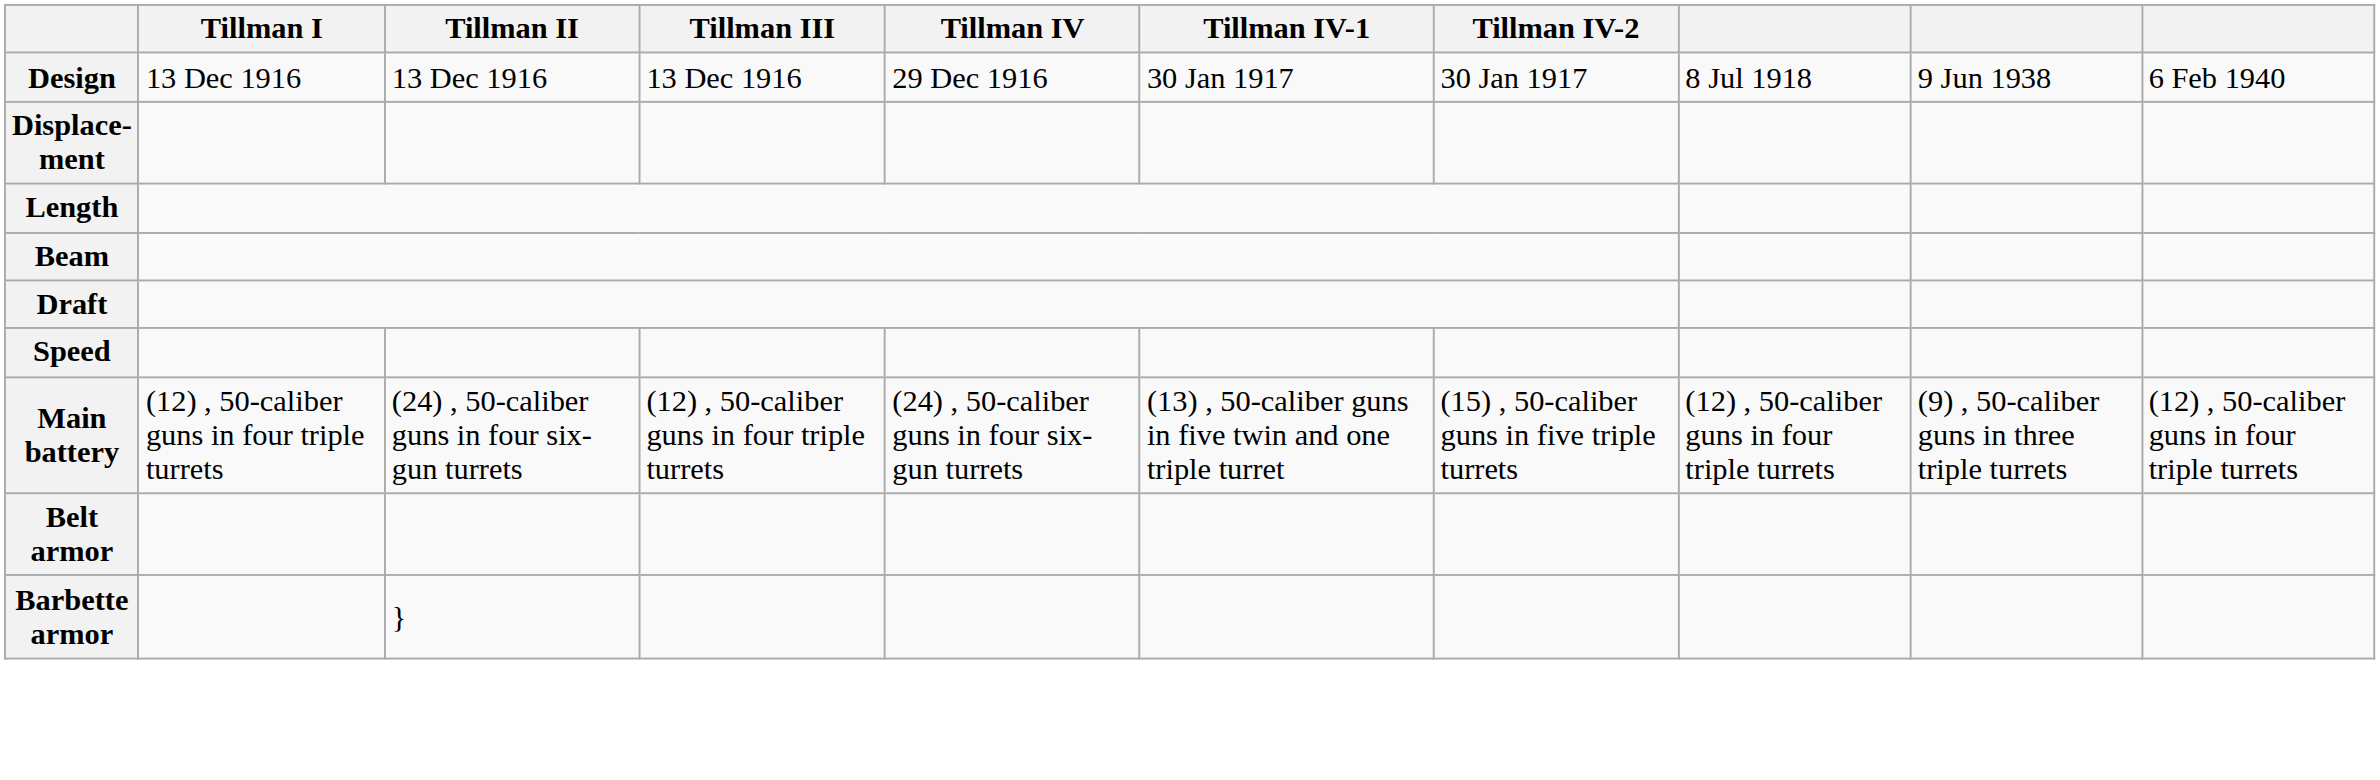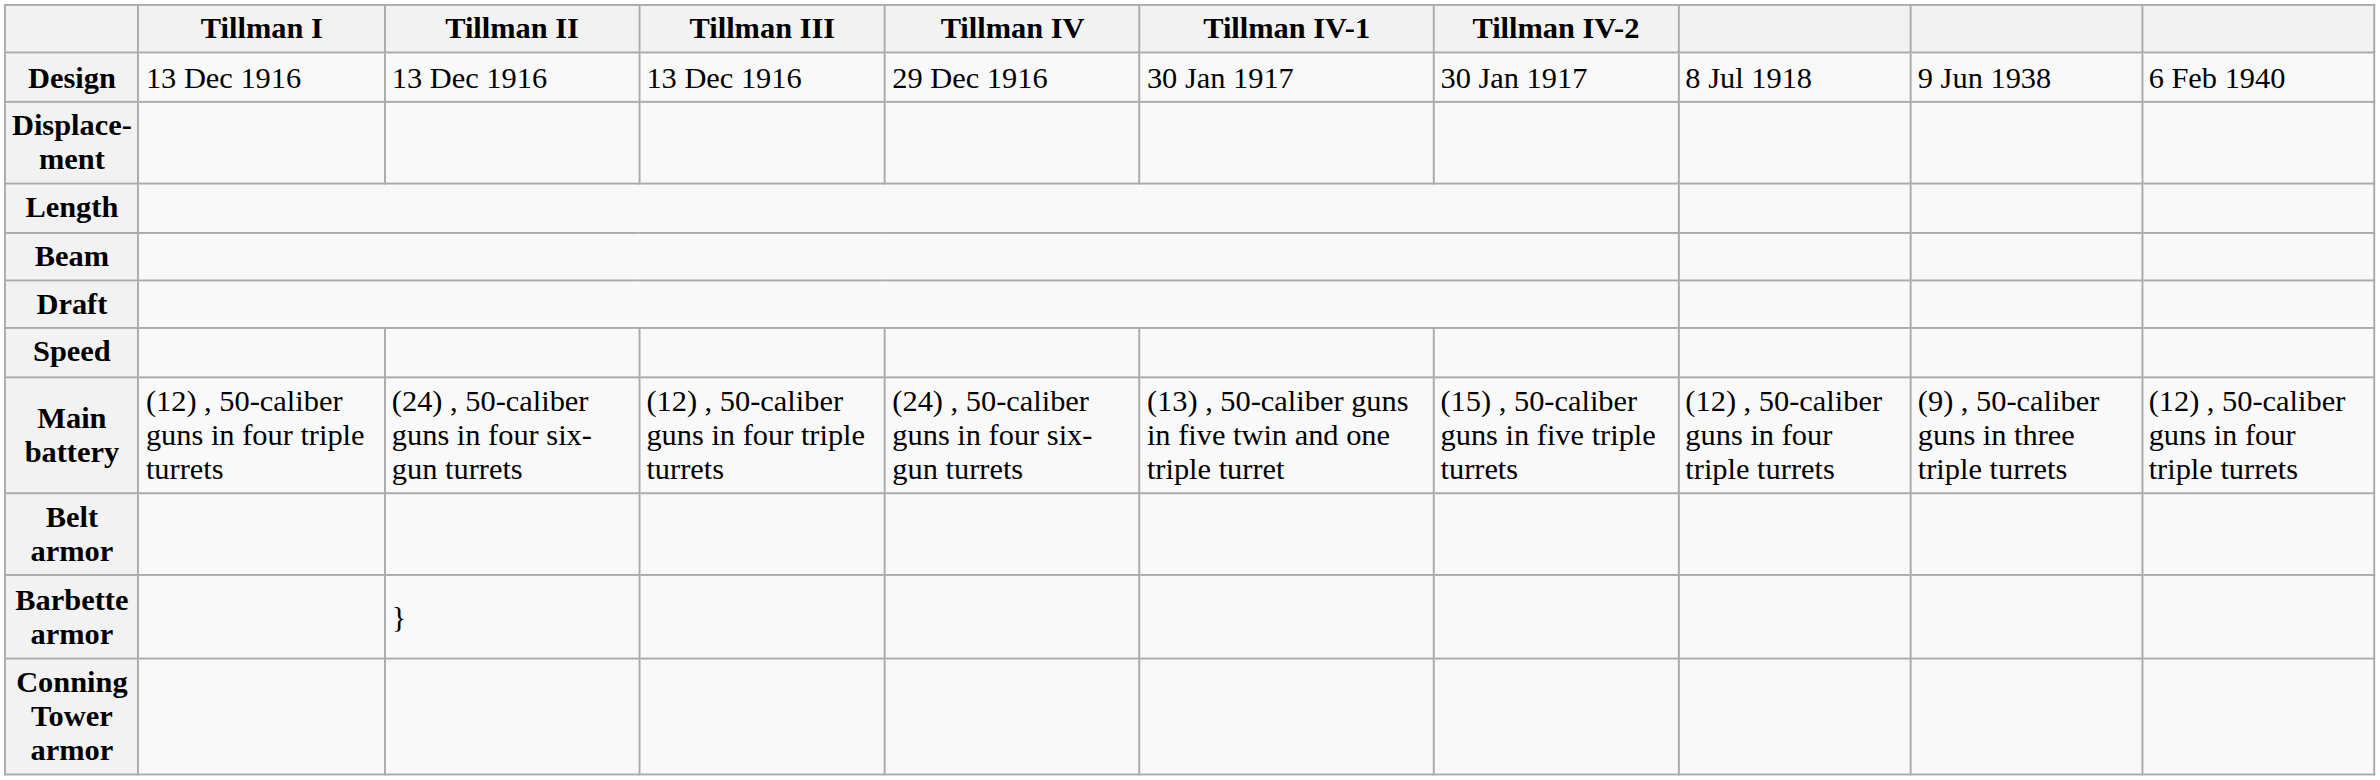+ row: (72, 715)
